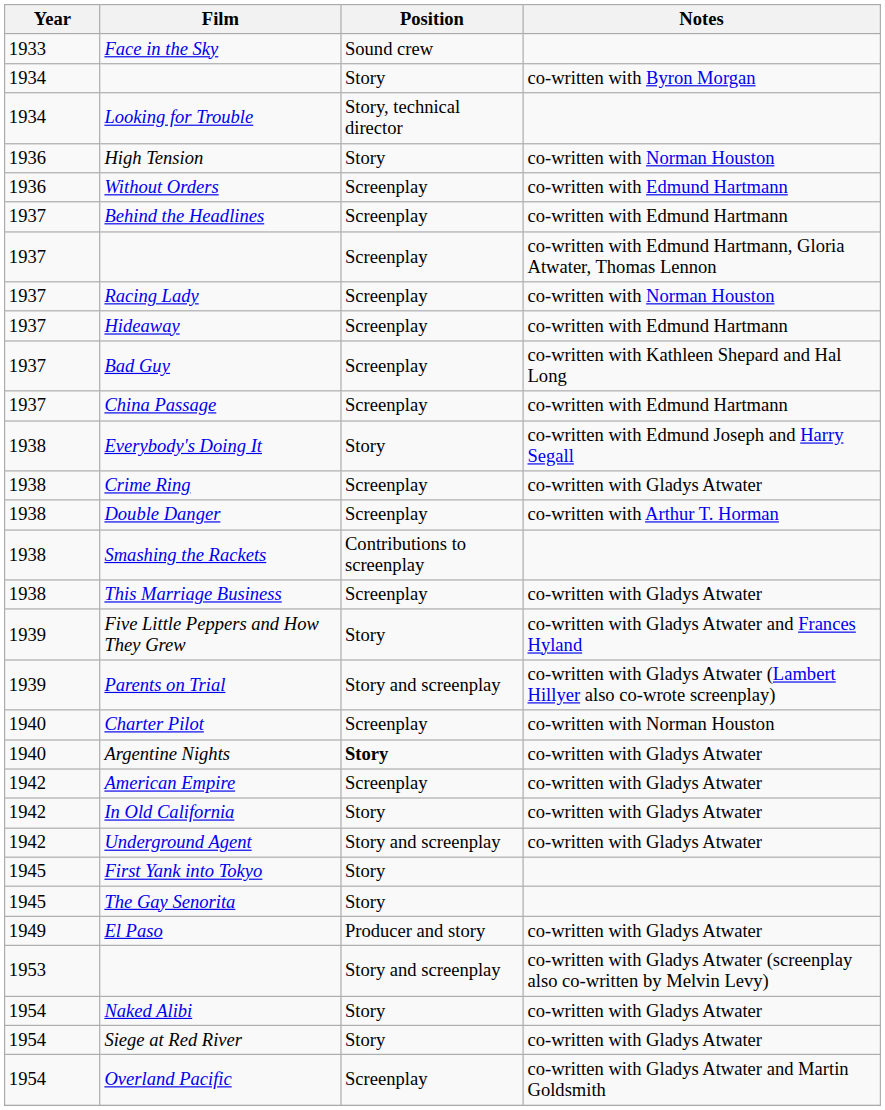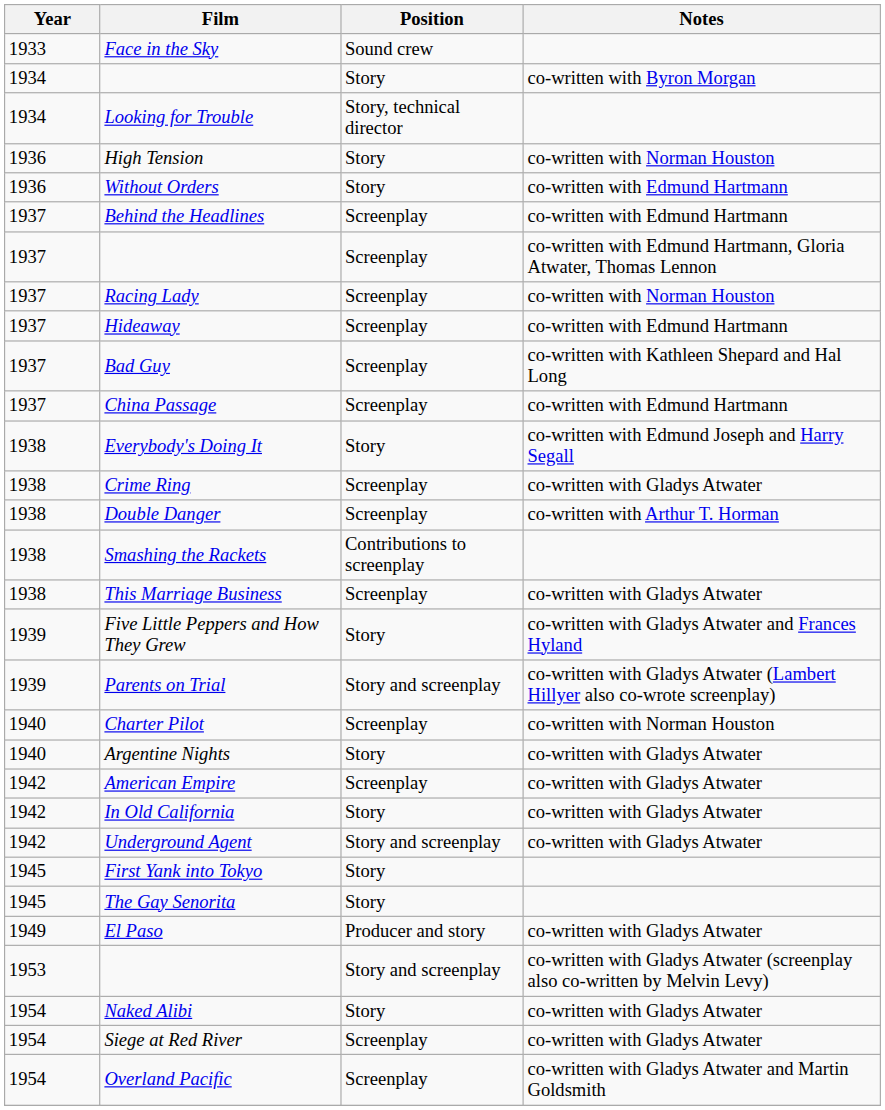(386, 187) Screenplay -> (365, 187) Story
(367, 754) bold -> (365, 754) normal
(365, 1039) Story -> (386, 1039) Screenplay
